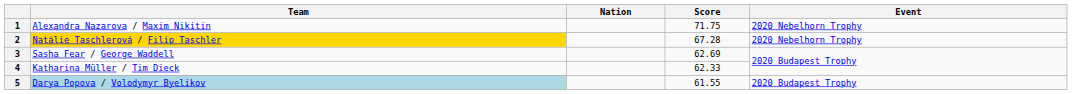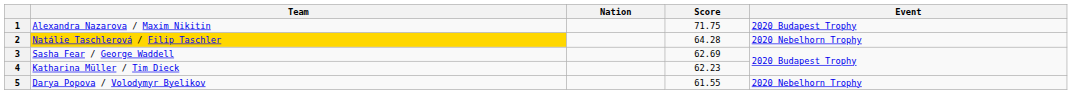(807, 26) 2020 Nebelhorn Trophy -> (804, 26) 2020 Budapest Trophy
(707, 40) 67.28 -> (707, 40) 64.28
(707, 68) 62.33 -> (707, 68) 62.23
(119, 82) lightblue background -> (119, 82) no background
(804, 82) 2020 Budapest Trophy -> (807, 82) 2020 Nebelhorn Trophy
